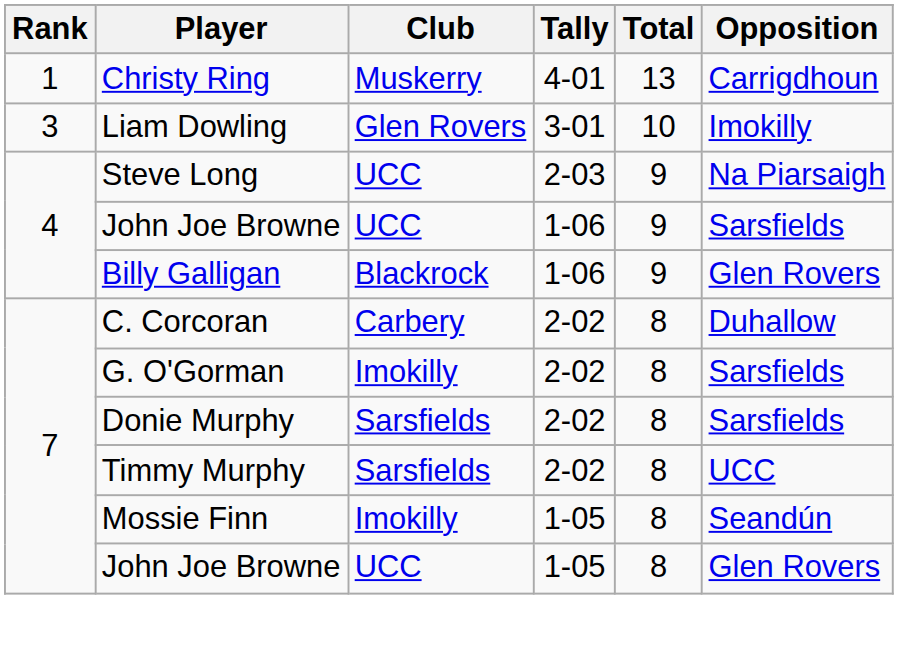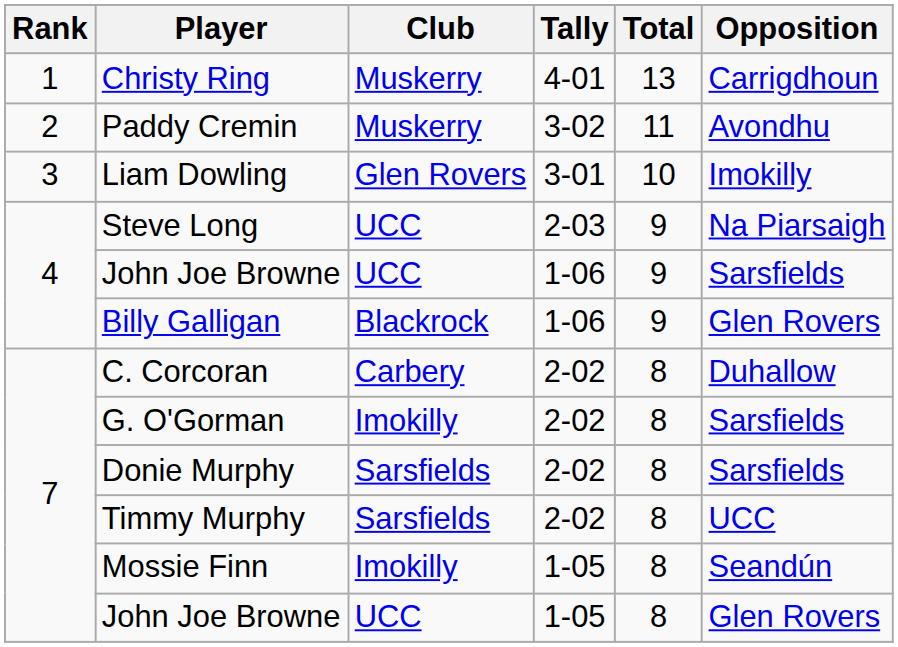+ row: (200, 126)
